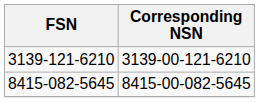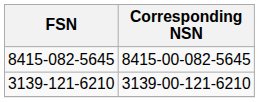rows swapped: (61, 59) <-> (61, 84)
